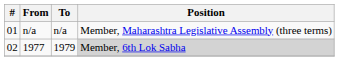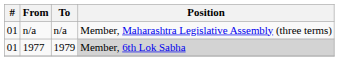(12, 47) 02 -> (12, 47) 01
